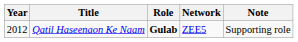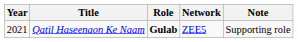(17, 29) 2012 -> (17, 29) 2021
